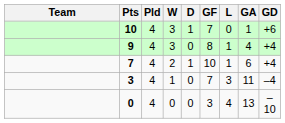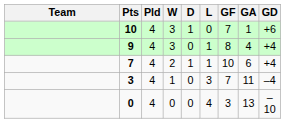columns swapped: (229, 13) <-> (210, 13)
